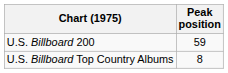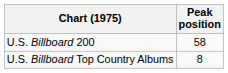(200, 42) 59 -> (200, 42) 58
